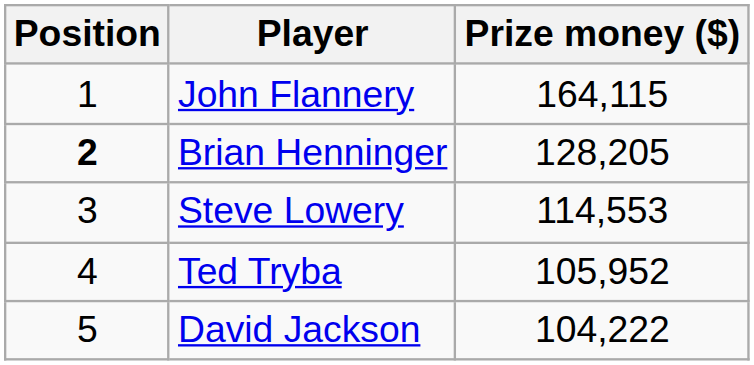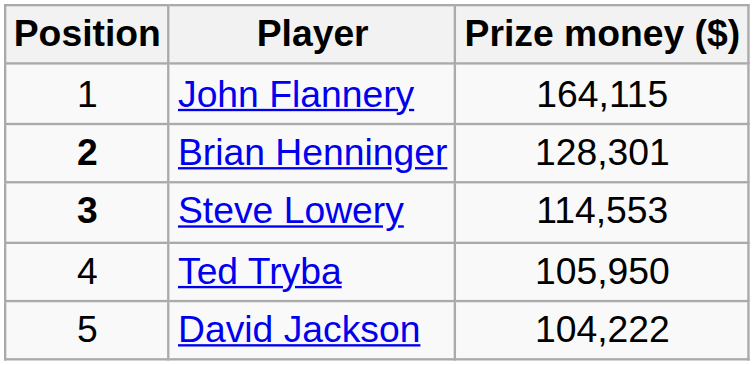(602, 152) 128,205 -> (602, 152) 128,301
(87, 211) normal -> (87, 211) bold
(602, 270) 105,952 -> (602, 270) 105,950
